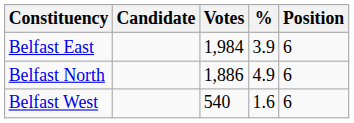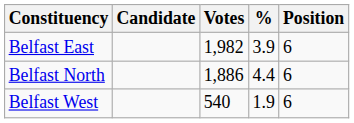(224, 46) 1,984 -> (224, 46) 1,982
(264, 74) 4.9 -> (264, 74) 4.4
(264, 103) 1.6 -> (264, 103) 1.9
